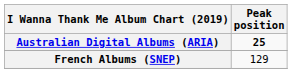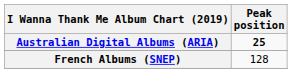(259, 59) 129 -> (259, 59) 128
